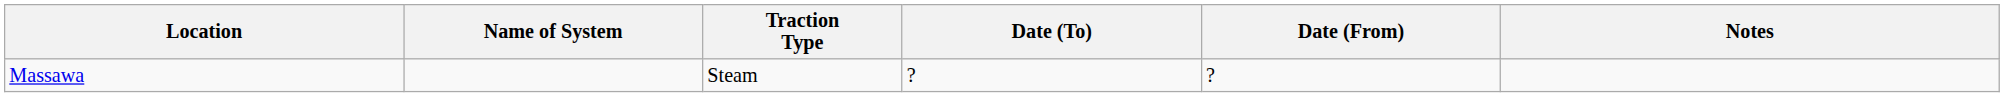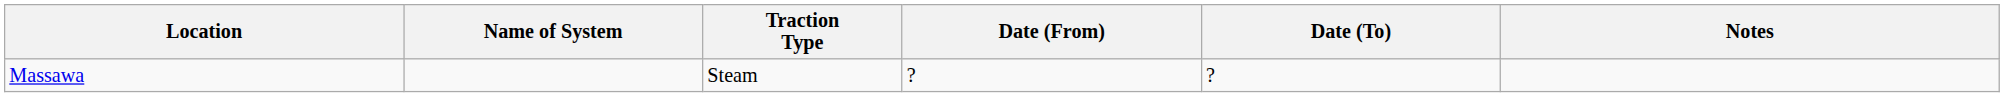columns swapped: (1351, 31) <-> (1052, 31)
